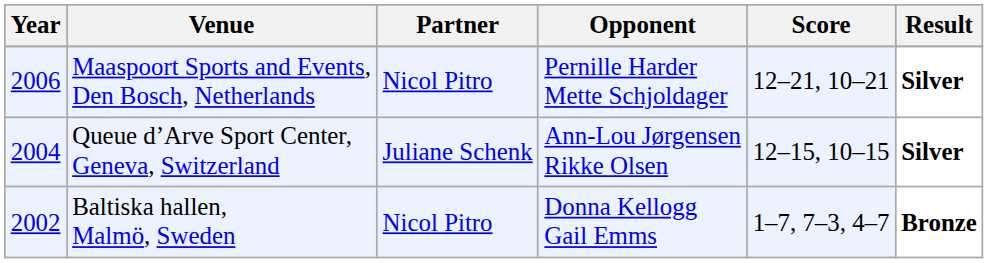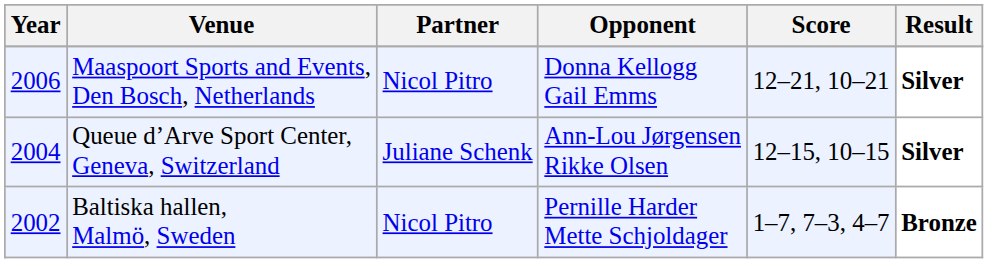(636, 81) Pernille Harder Mette Schjoldager -> (621, 81) Donna Kellogg Gail Emms
(621, 222) Donna Kellogg Gail Emms -> (636, 222) Pernille Harder Mette Schjoldager
